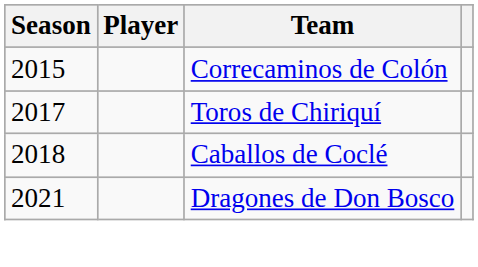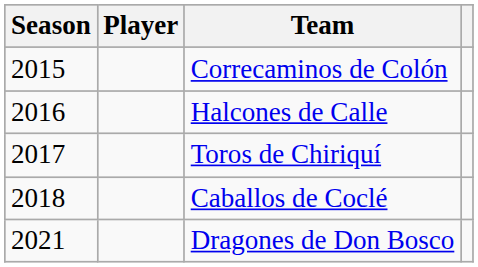+ row: (289, 111)
